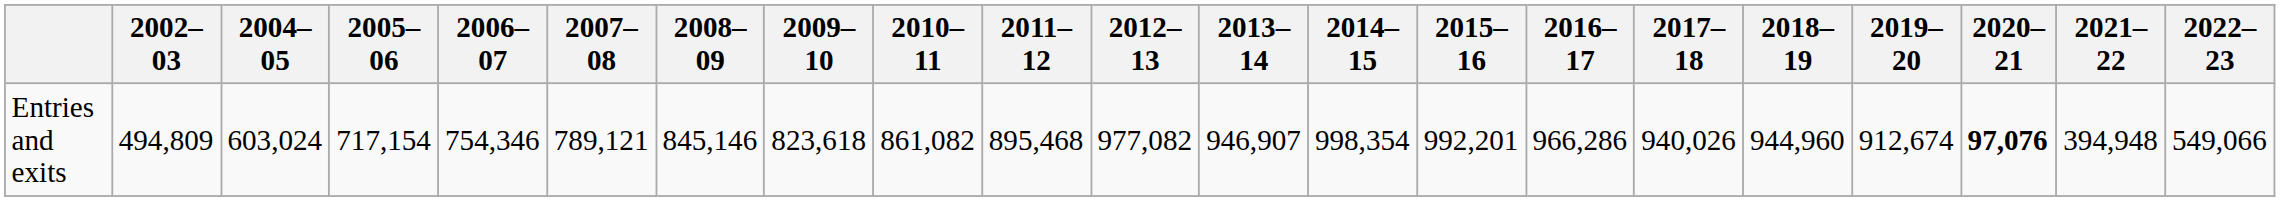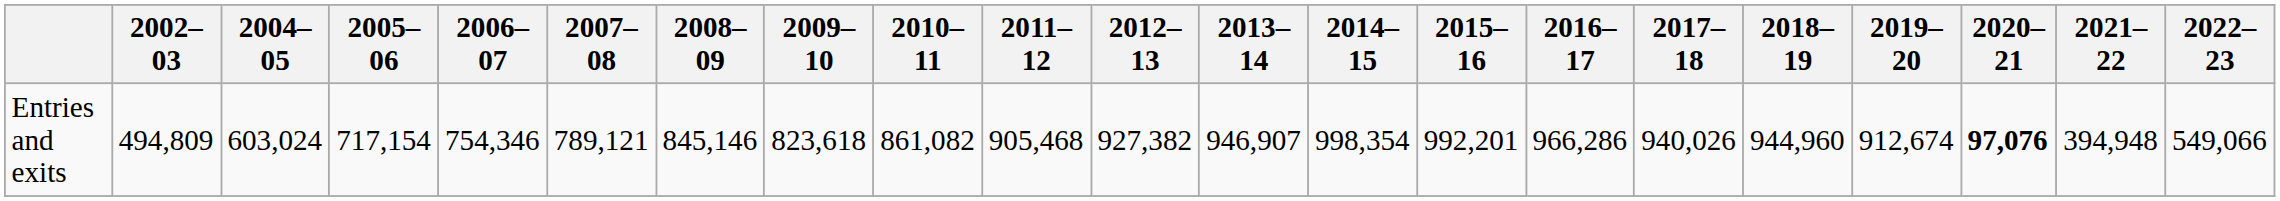(1036, 139) 895,468 -> (1036, 139) 905,468
(1145, 139) 977,082 -> (1145, 139) 927,382
